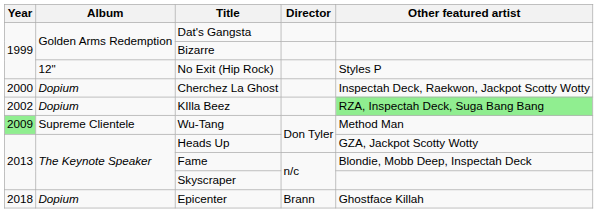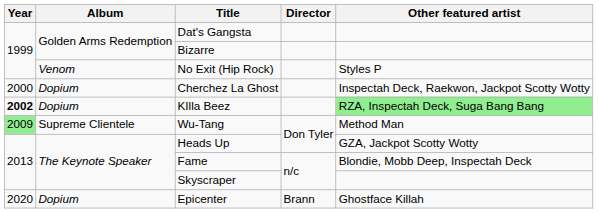(47, 69) 12" -> (57, 69) Venom
(20, 106) normal -> (20, 106) bold
(20, 198) 2018 -> (20, 198) 2020
